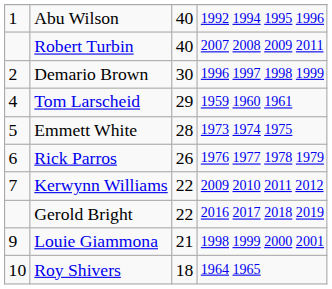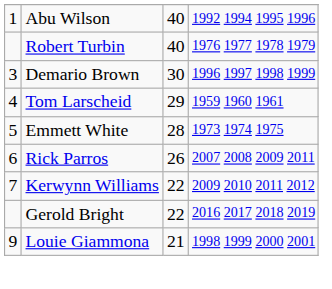(262, 46) 2007 2008 2009 2011 -> (254, 46) 1976 1977 1978 1979
(13, 74) 2 -> (13, 74) 3
(262, 158) 1976 1977 1978 1979 -> (253, 158) 2007 2008 2009 2011
- row: (78, 269)
